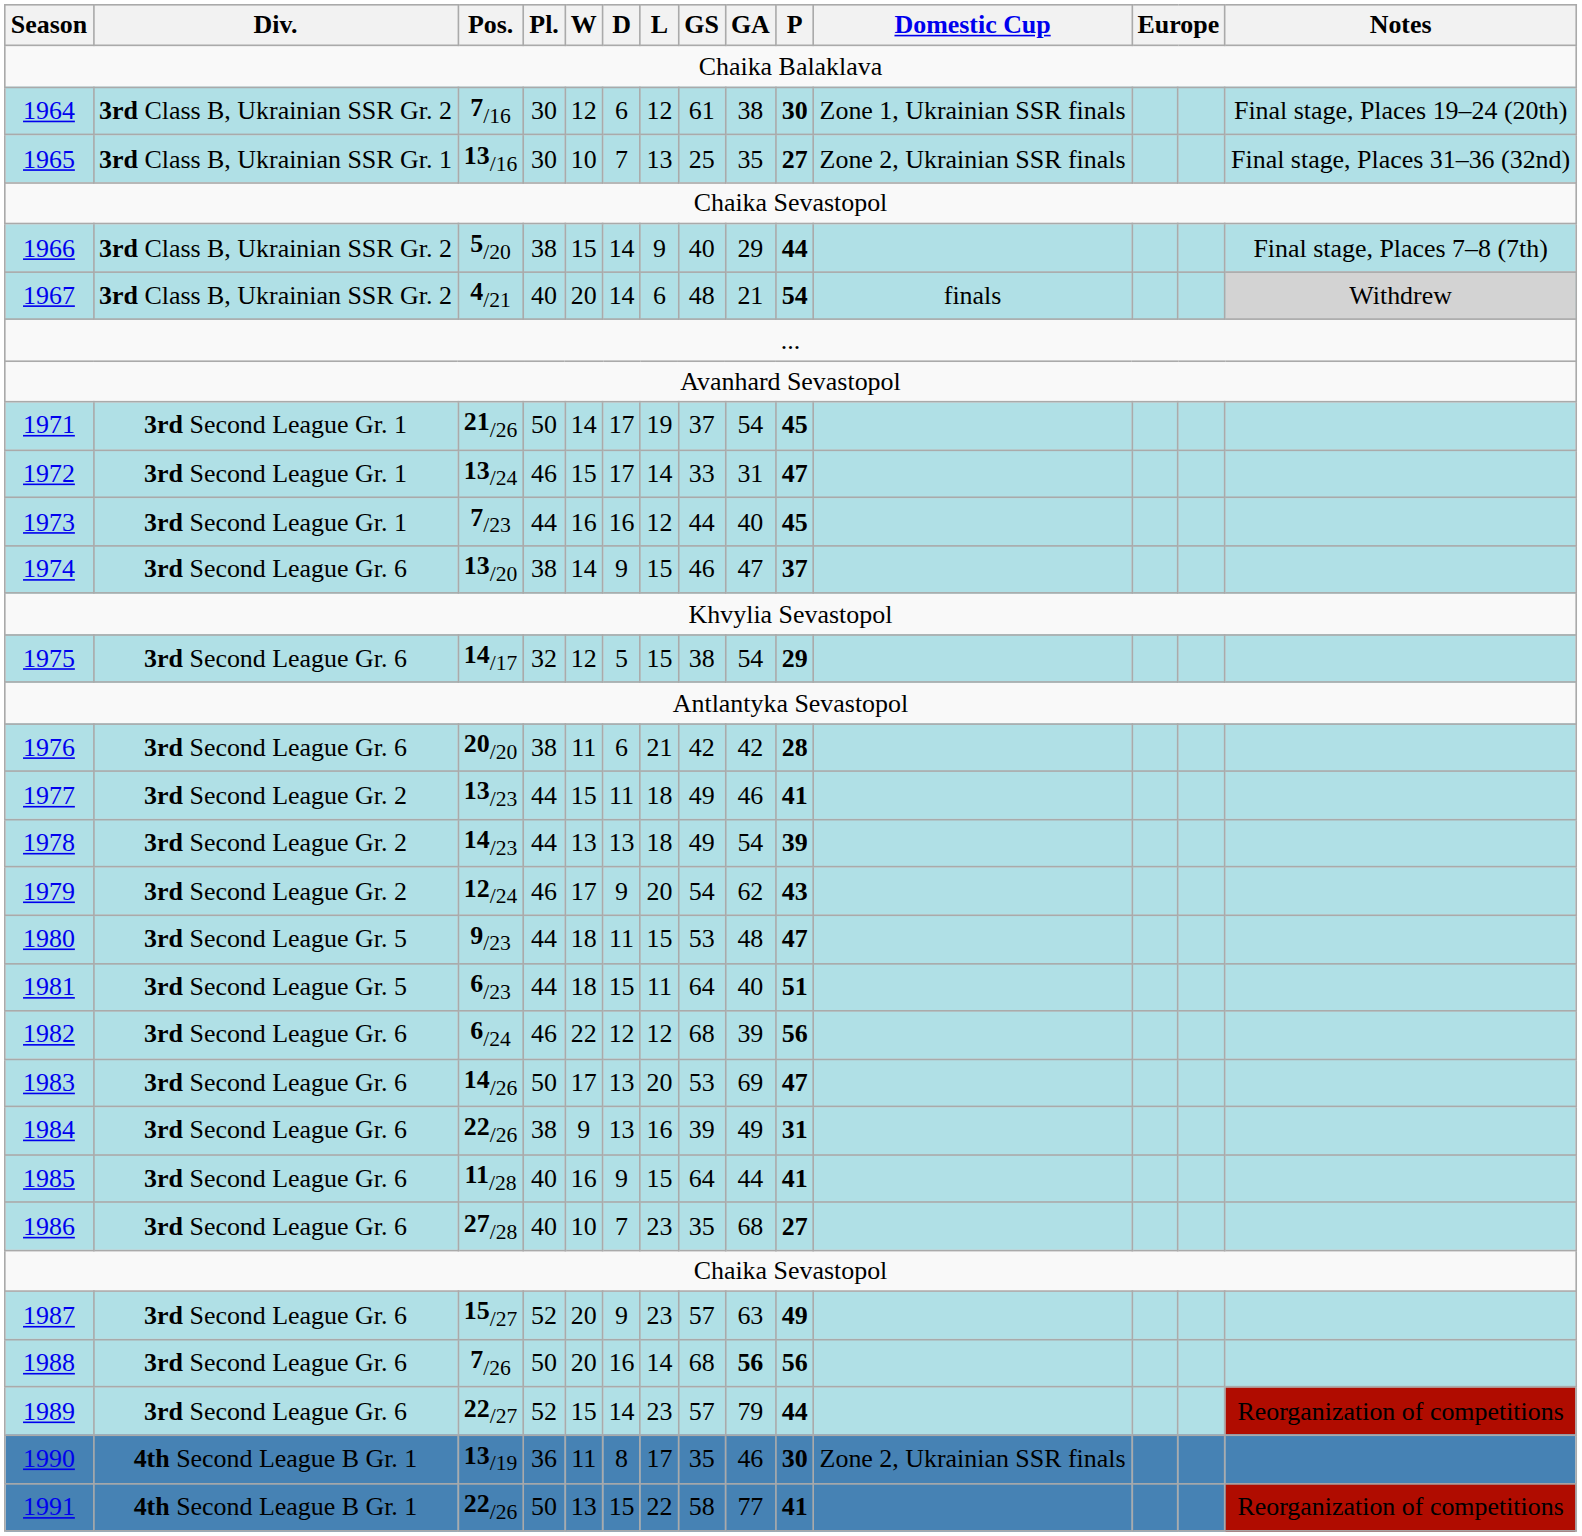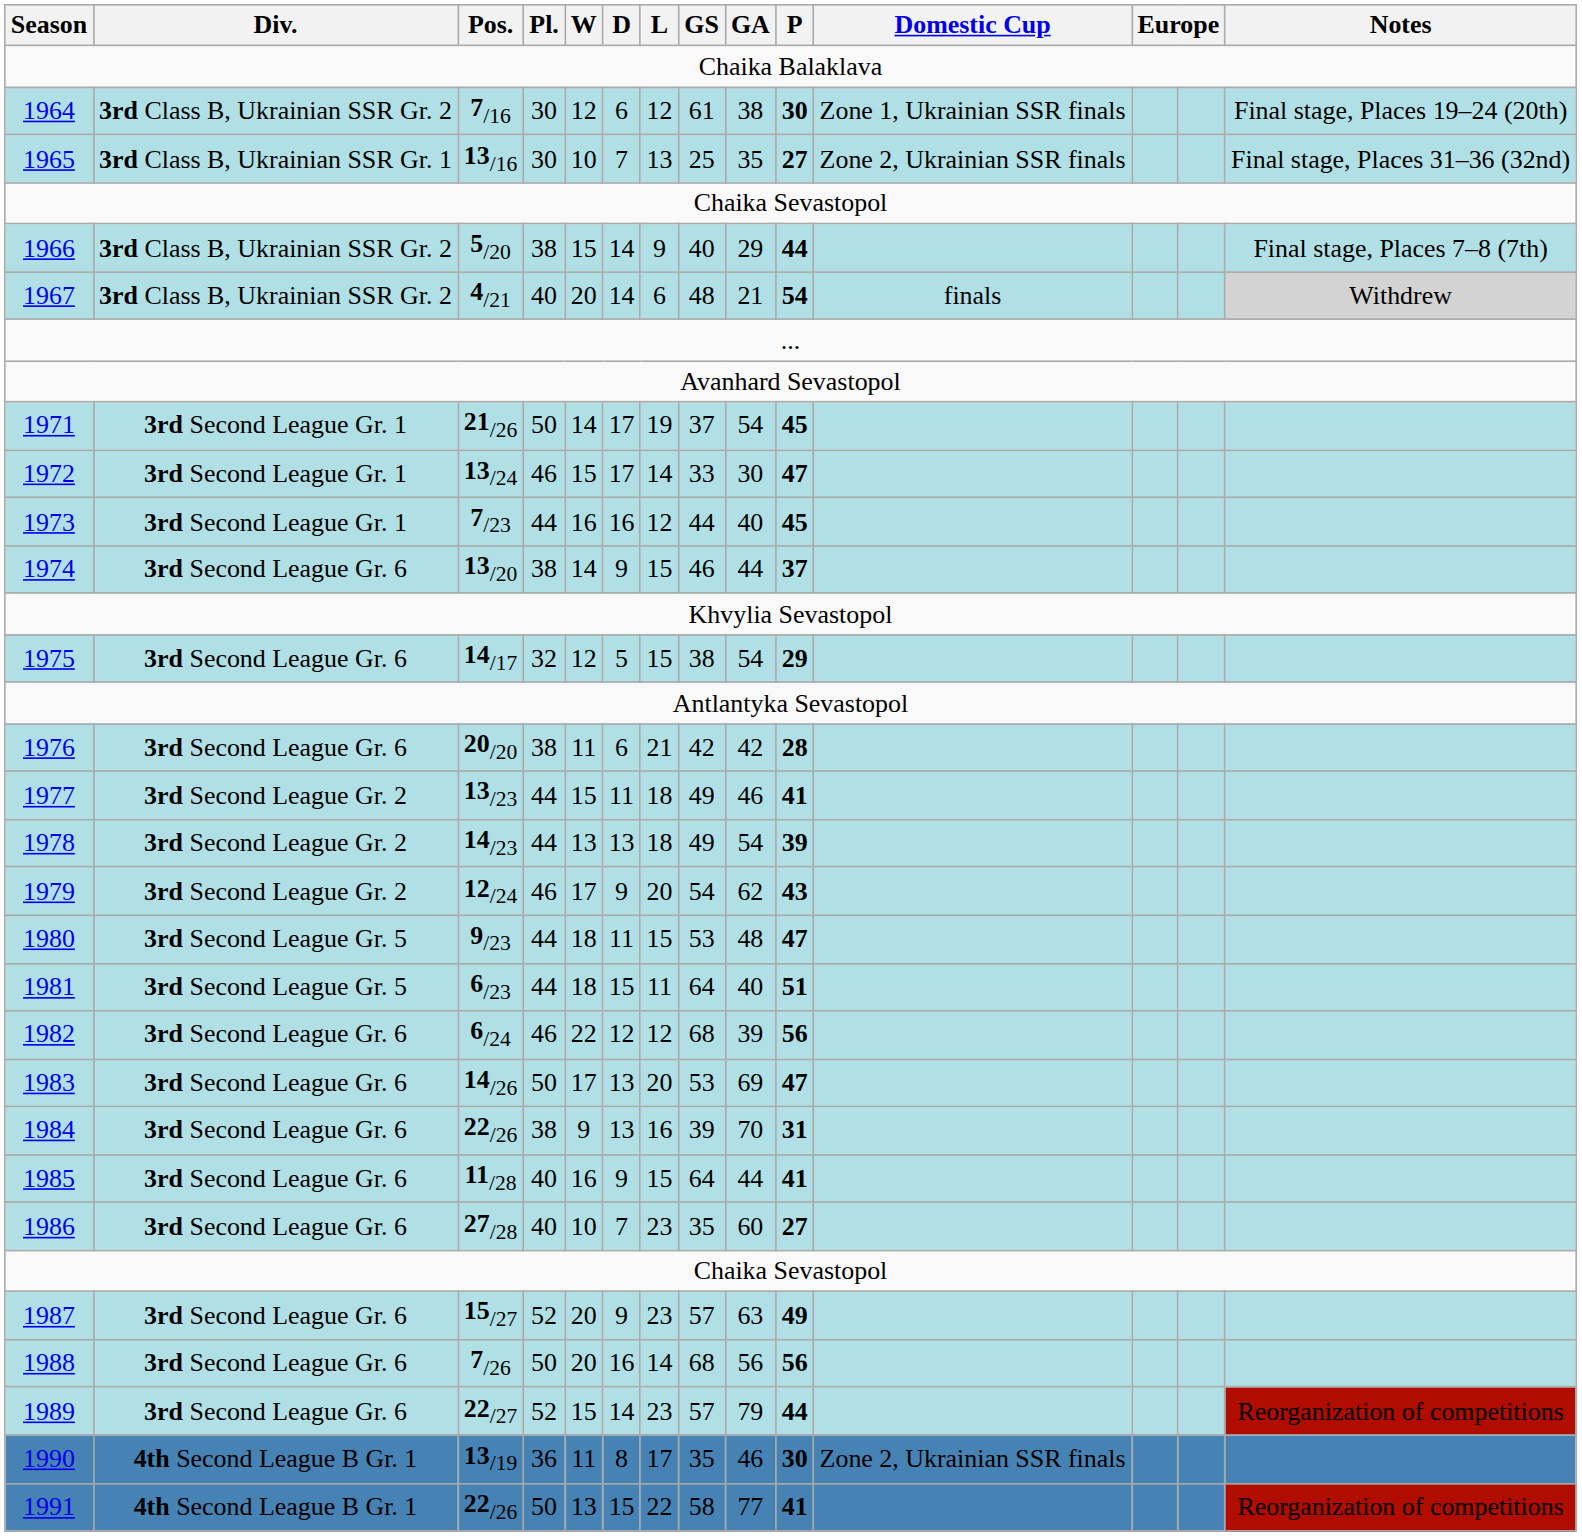(750, 473) 31 -> (750, 473) 30
(750, 569) 47 -> (750, 569) 44
(750, 1130) 49 -> (750, 1130) 70
(750, 1226) 68 -> (750, 1226) 60
(750, 1363) bold -> (750, 1363) normal
